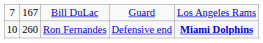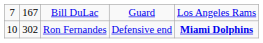(30, 29) 260 -> (30, 29) 302
